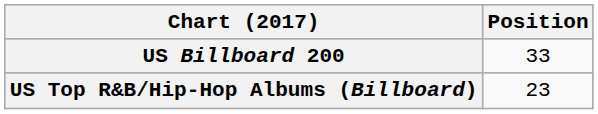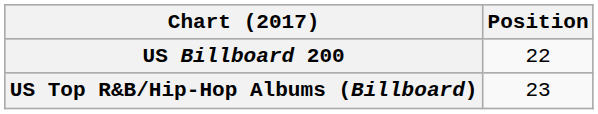(538, 56) 33 -> (538, 56) 22
